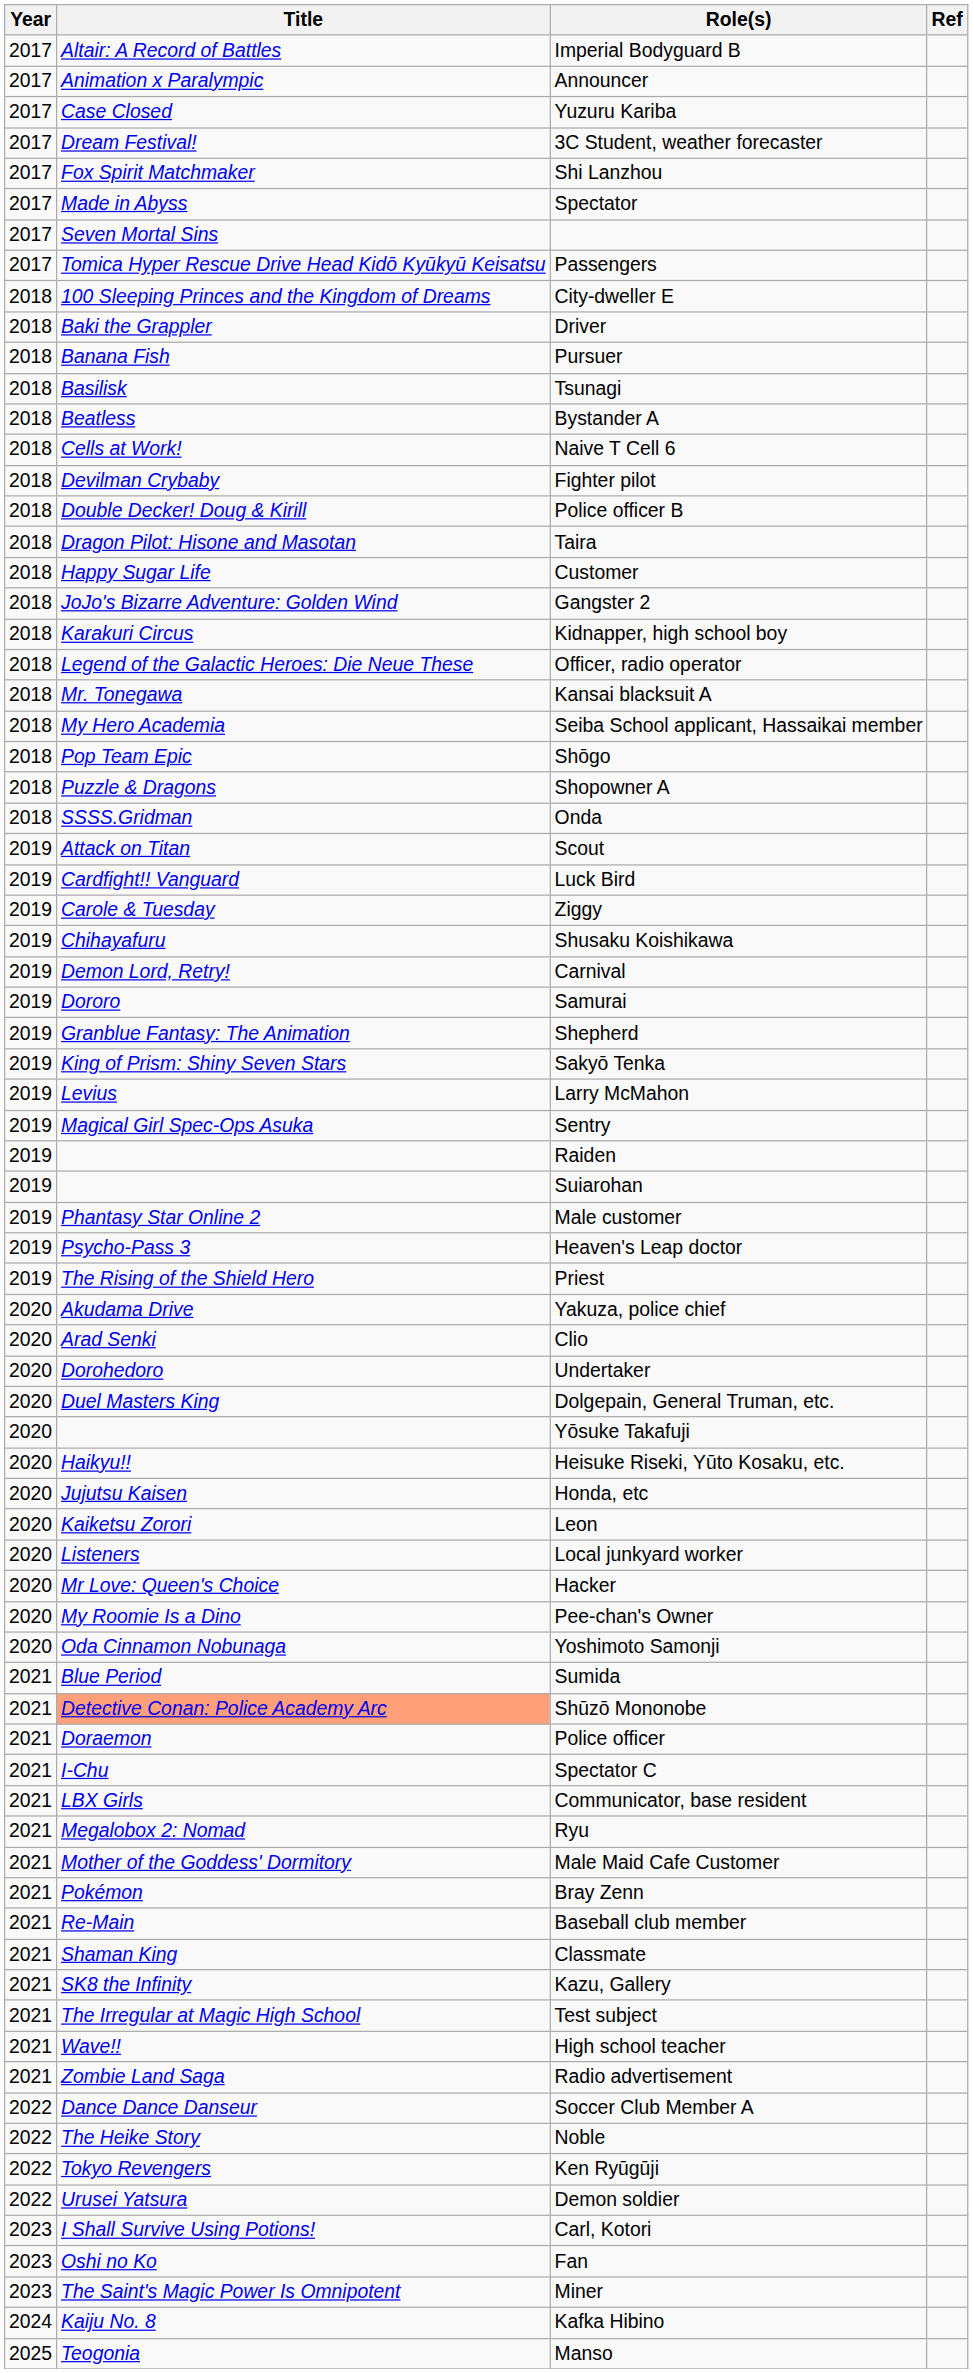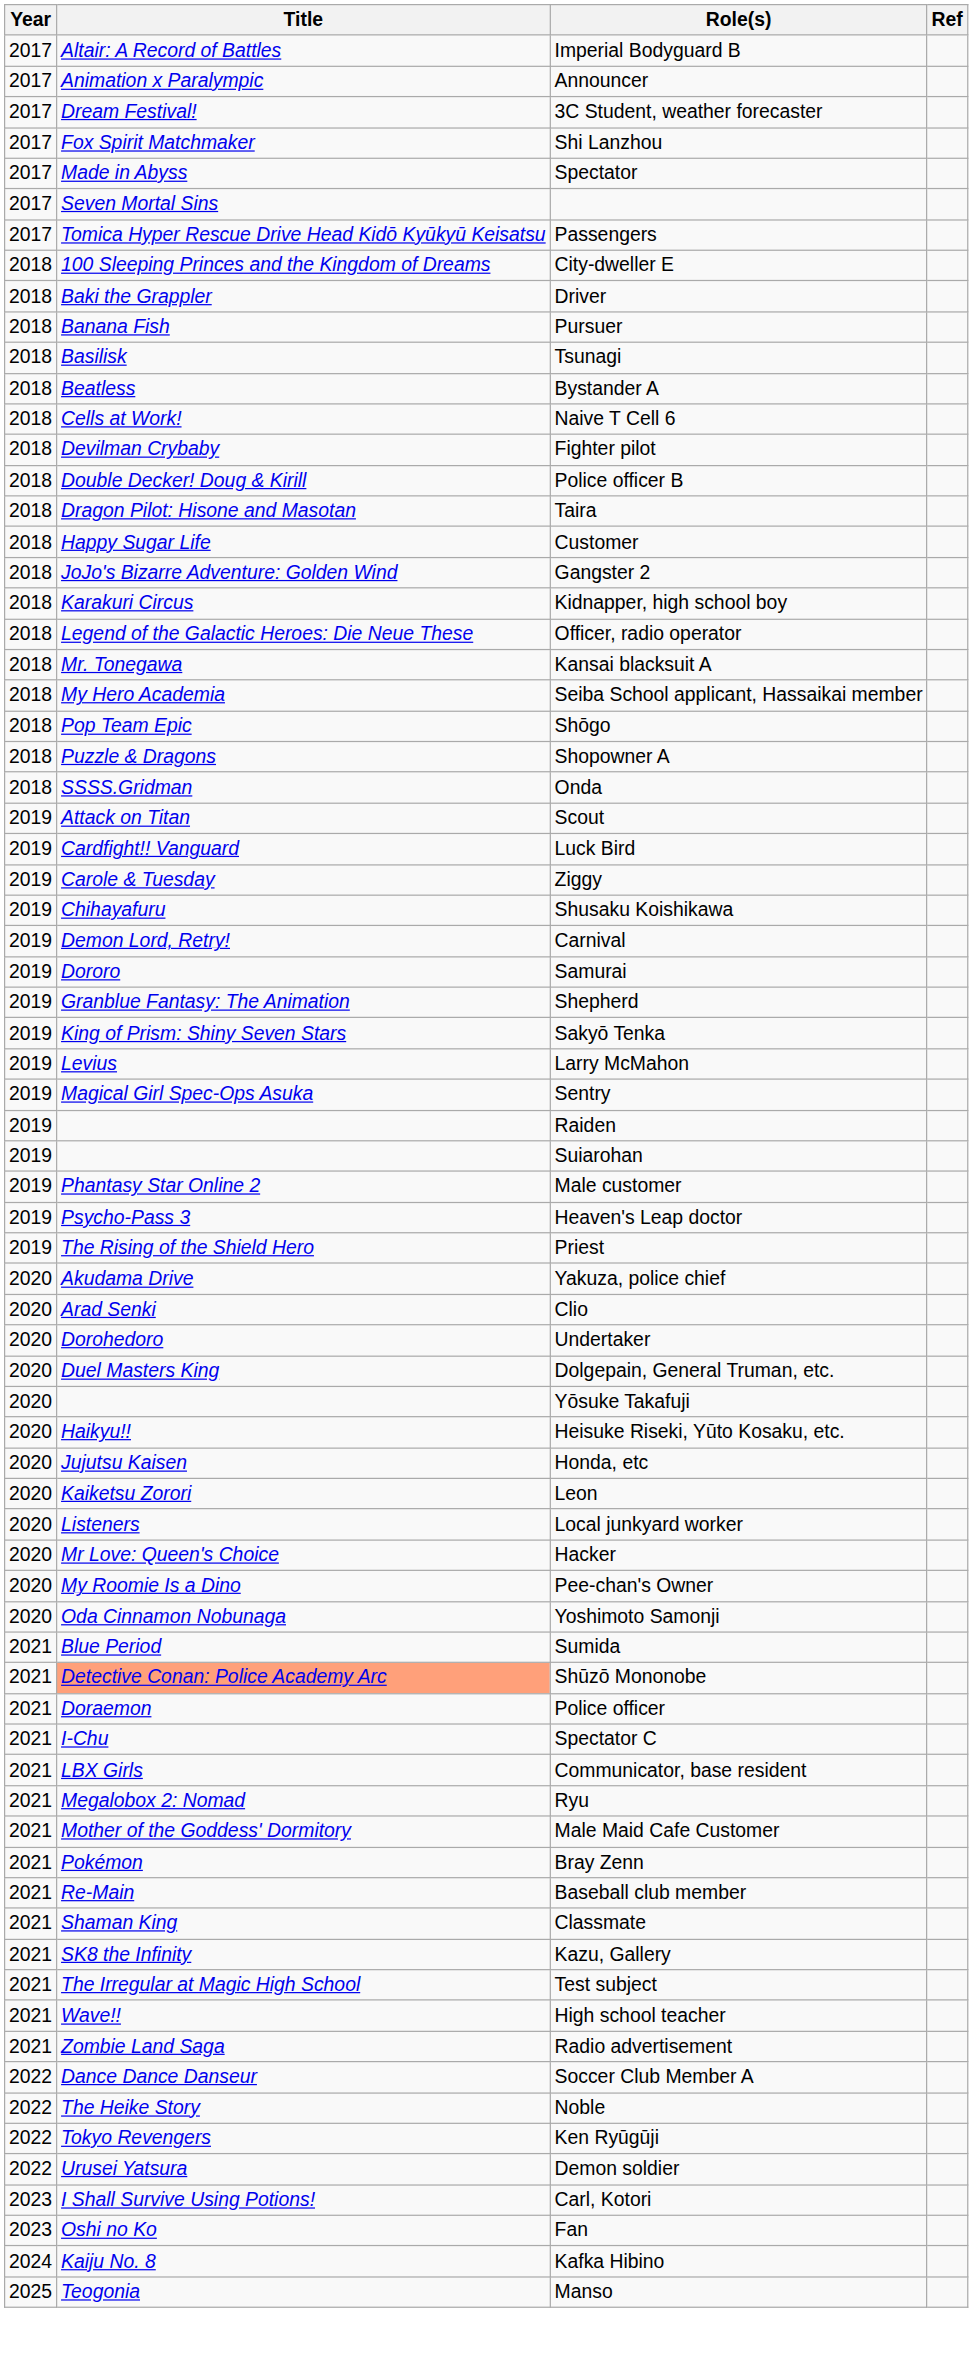- row: (615, 111)
- row: (579, 2291)
